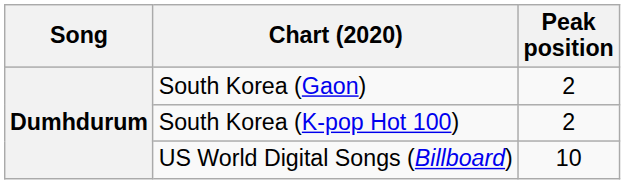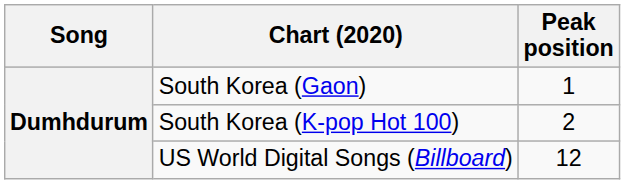(569, 85) 2 -> (569, 85) 1
(569, 159) 10 -> (569, 159) 12
